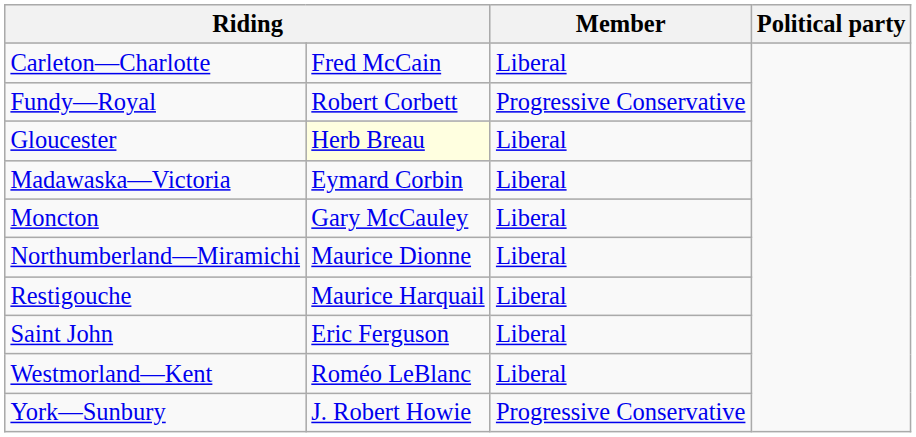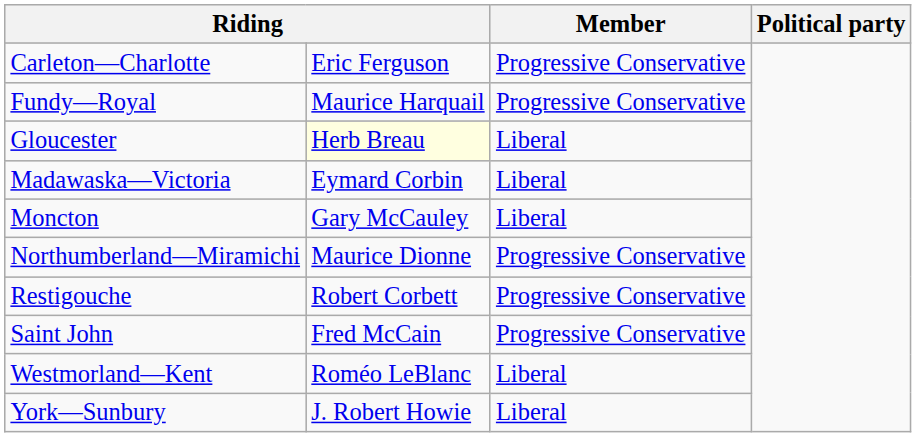(376, 62) Fred McCain -> (380, 62) Eric Ferguson
(531, 62) Liberal -> (621, 62) Progressive Conservative
(384, 101) Robert Corbett -> (398, 101) Maurice Harquail
(531, 256) Liberal -> (621, 256) Progressive Conservative
(398, 295) Maurice Harquail -> (384, 295) Robert Corbett
(531, 295) Liberal -> (621, 295) Progressive Conservative
(380, 334) Eric Ferguson -> (376, 334) Fred McCain
(531, 334) Liberal -> (621, 334) Progressive Conservative
(621, 412) Progressive Conservative -> (531, 412) Liberal
